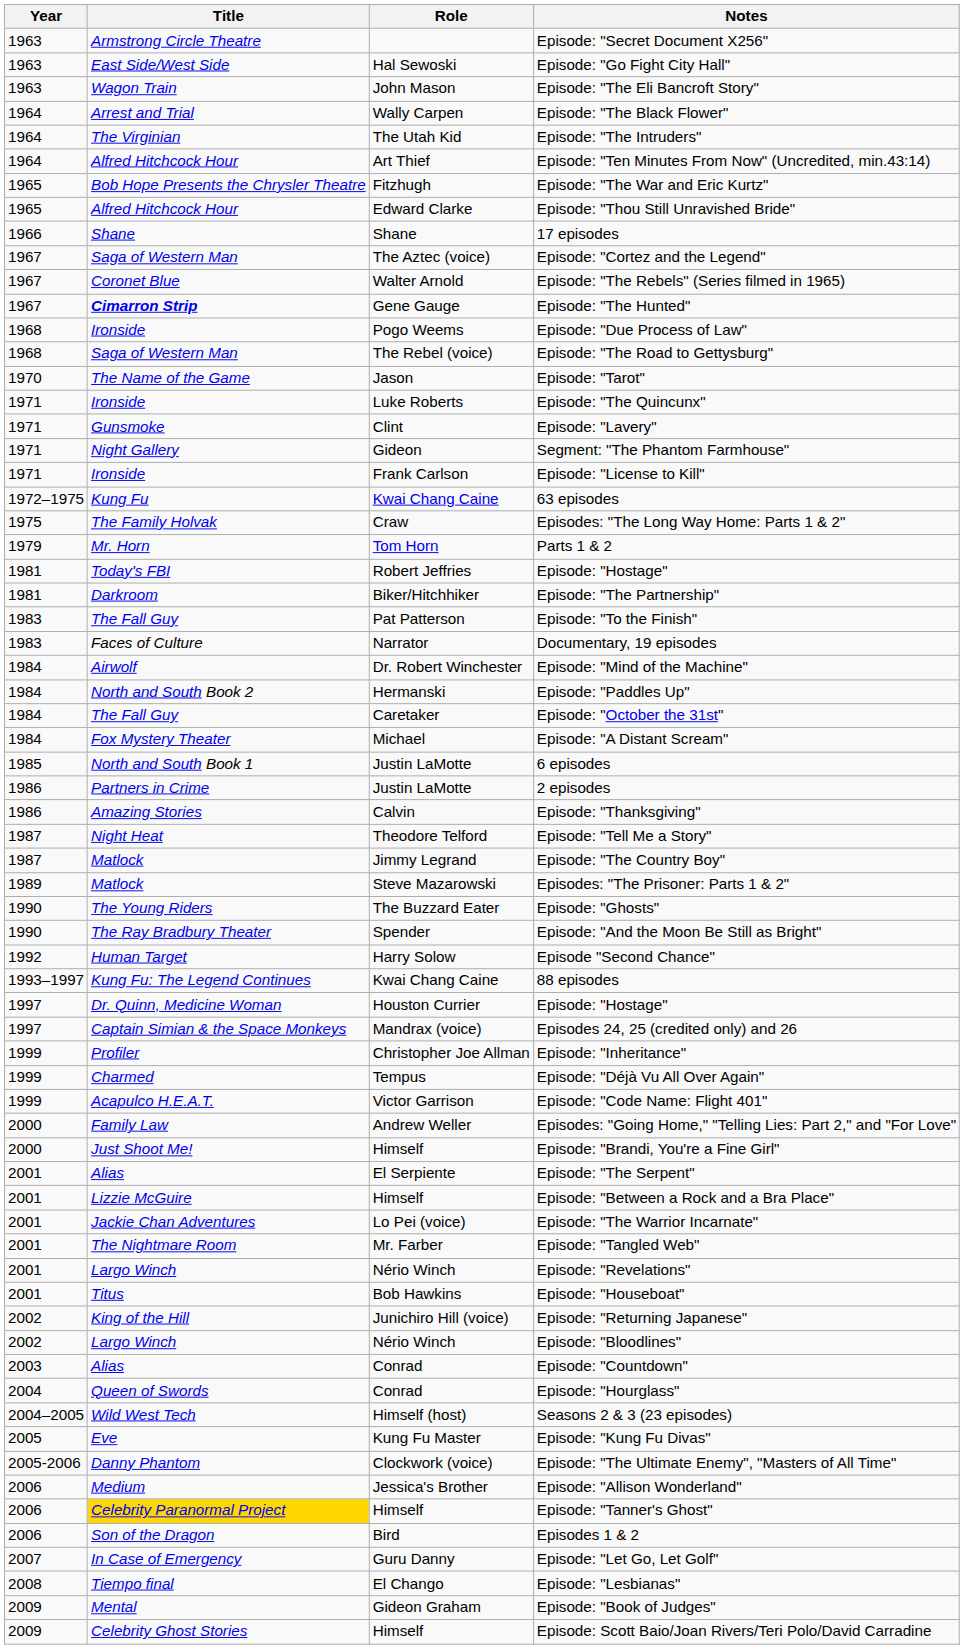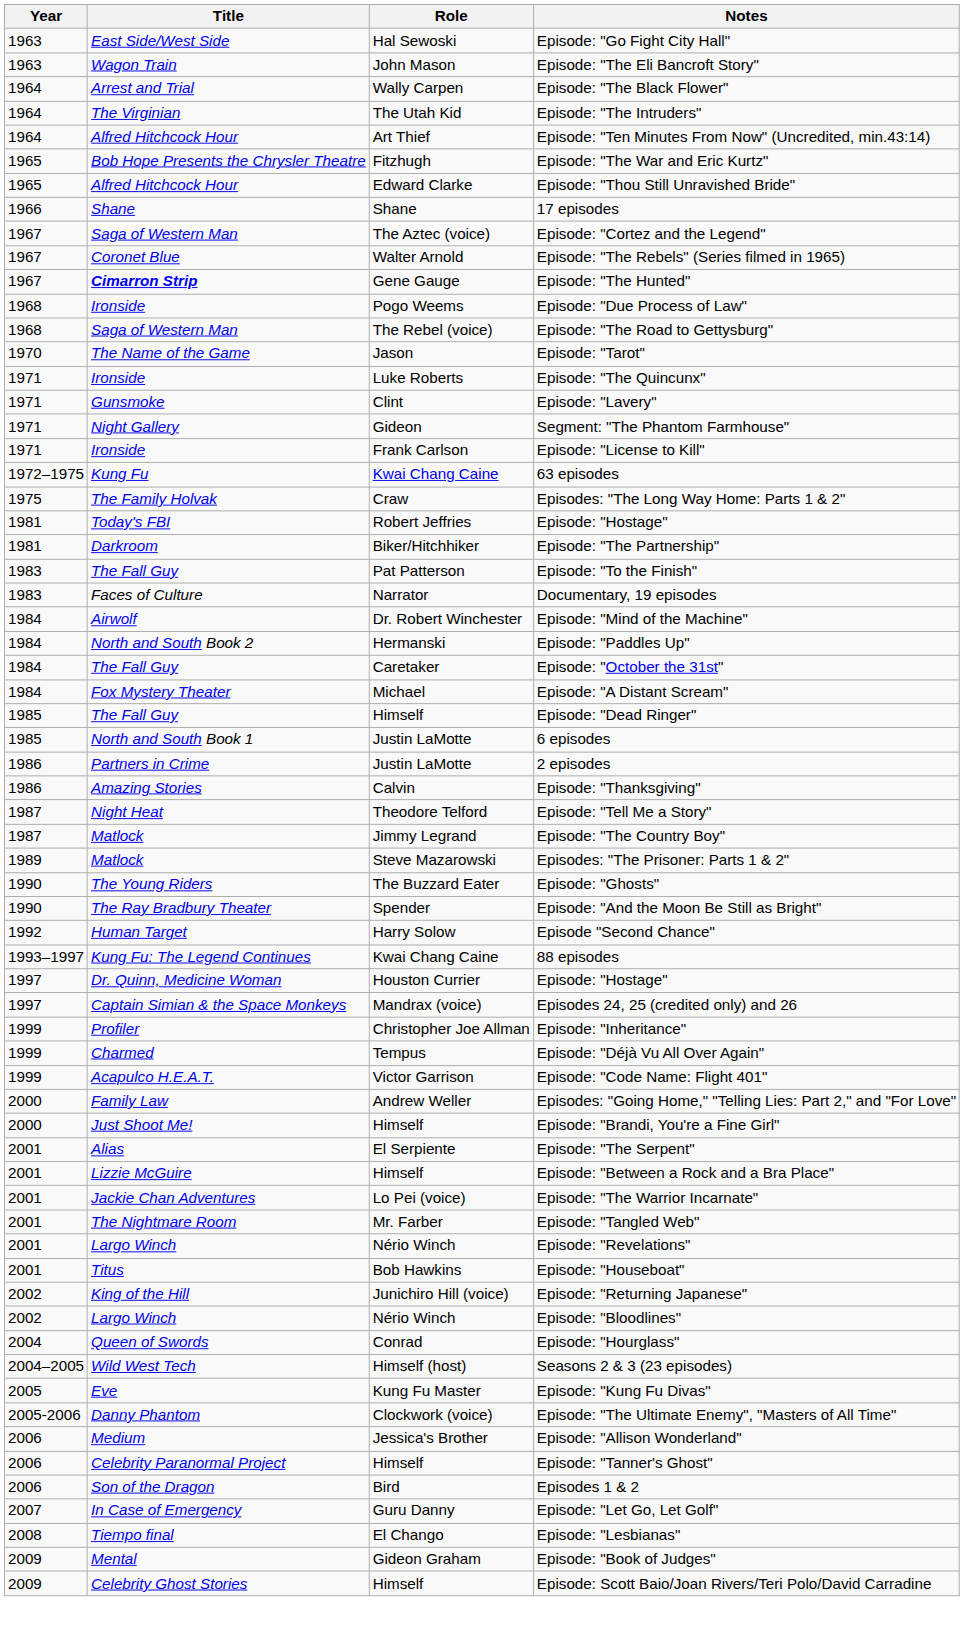- row: (451, 41)
- row: (406, 546)
+ row: (398, 715)
- row: (398, 1366)
(188, 1511) gold background -> (188, 1462) no background
